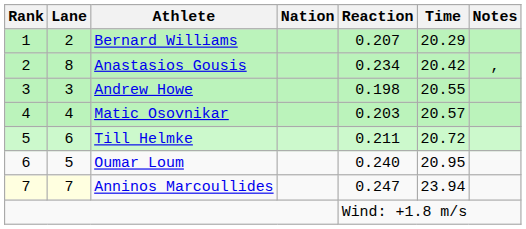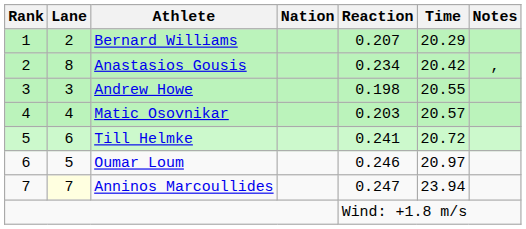(378, 139) 0.211 -> (378, 139) 0.241
(378, 163) 0.240 -> (378, 163) 0.246
(443, 163) 20.95 -> (443, 163) 20.97
(26, 187) lightyellow background -> (26, 187) no background
